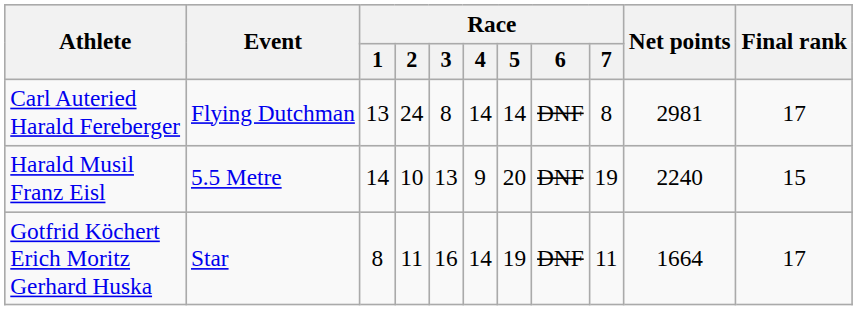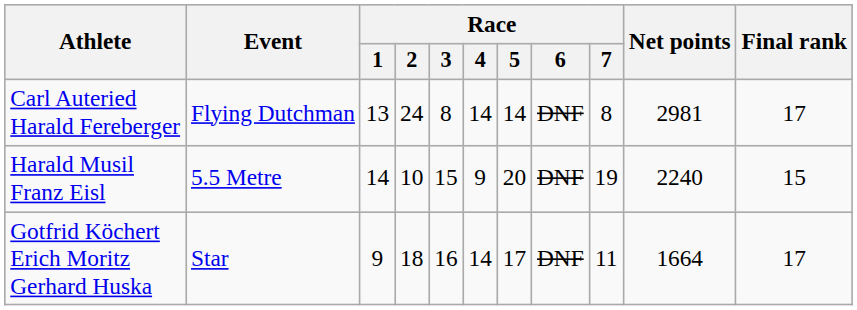(446, 178) 13 -> (446, 178) 15
(377, 258) 8 -> (377, 258) 9
(412, 258) 11 -> (412, 258) 18
(514, 258) 19 -> (514, 258) 17
